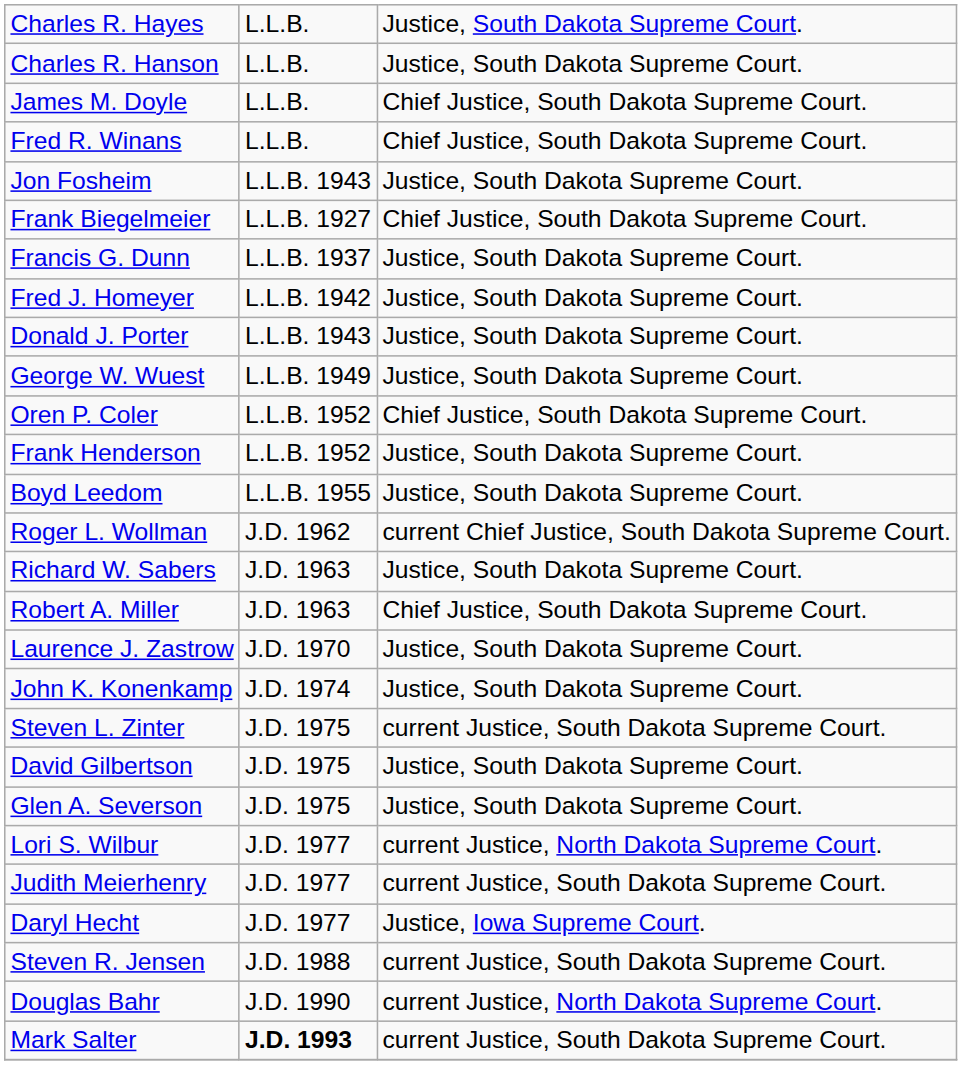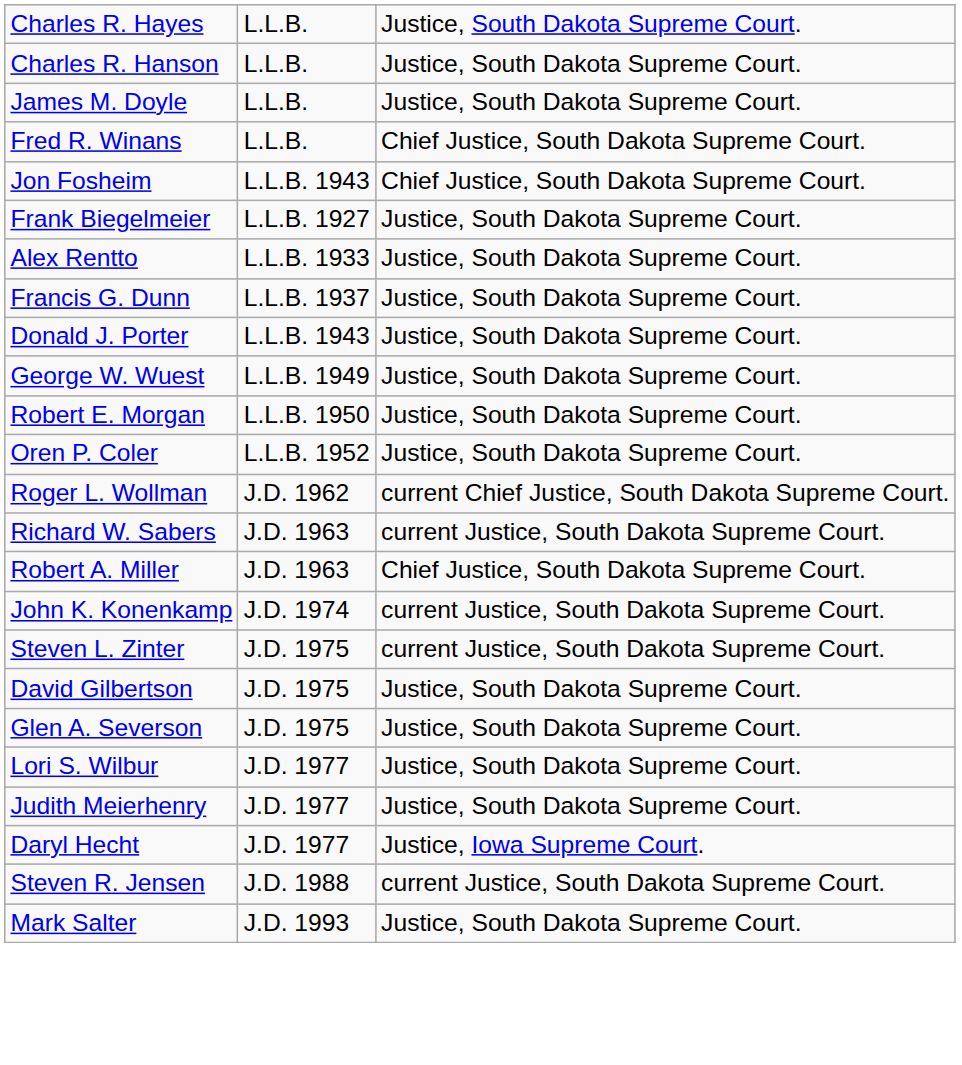(625, 102) Chief Justice, South Dakota Supreme Court. -> (591, 102) Justice, South Dakota Supreme Court.
(593, 180) Justice, South Dakota Supreme Court. -> (624, 180) Chief Justice, South Dakota Supreme Court.
(625, 219) Chief Justice, South Dakota Supreme Court. -> (591, 219) Justice, South Dakota Supreme Court.
+ row: (74, 258)
- row: (102, 297)
+ row: (108, 414)
(625, 414) Chief Justice, South Dakota Supreme Court. -> (591, 453) Justice, South Dakota Supreme Court.
- row: (106, 453)
- row: (86, 492)
(593, 571) Justice, South Dakota Supreme Court. -> (633, 532) current Justice, South Dakota Supreme Court.
- row: (122, 649)
(593, 688) Justice, South Dakota Supreme Court. -> (633, 610) current Justice, South Dakota Supreme Court.
(632, 844) current Justice, North Dakota Supreme Court. -> (591, 766) Justice, South Dakota Supreme Court.
(634, 883) current Justice, South Dakota Supreme Court. -> (591, 805) Justice, South Dakota Supreme Court.
- row: (85, 1000)
(298, 1040) bold -> (296, 922) normal
(634, 1040) current Justice, South Dakota Supreme Court. -> (591, 922) Justice, South Dakota Supreme Court.
